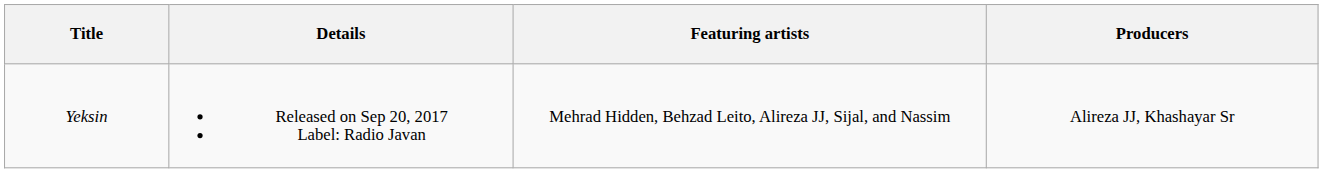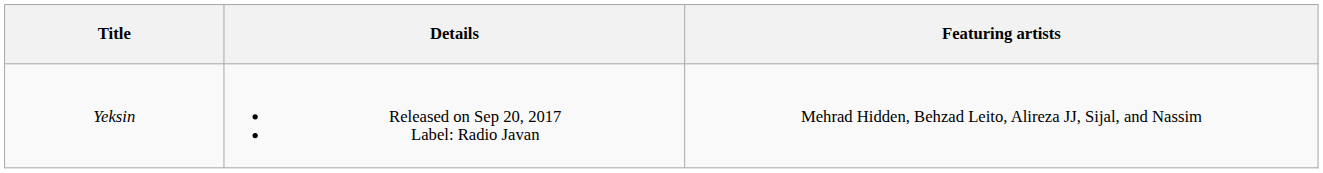- column: (1152, 34)
